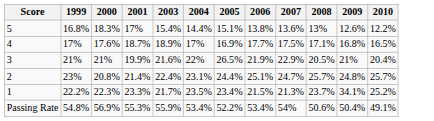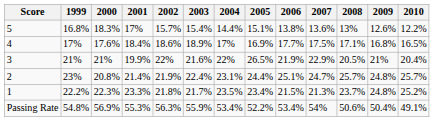+ column: (168, 12)
(137, 44) 18.7% -> (137, 44) 18.4%
(352, 92) 34.1% -> (383, 92) 24.8%
